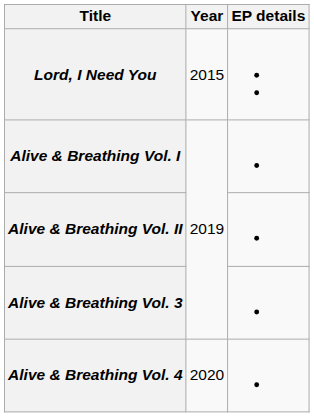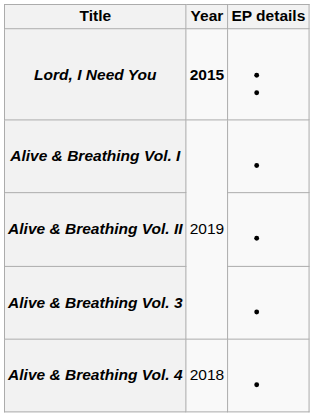(207, 74) normal -> (207, 74) bold
(207, 375) 2020 -> (207, 375) 2018
